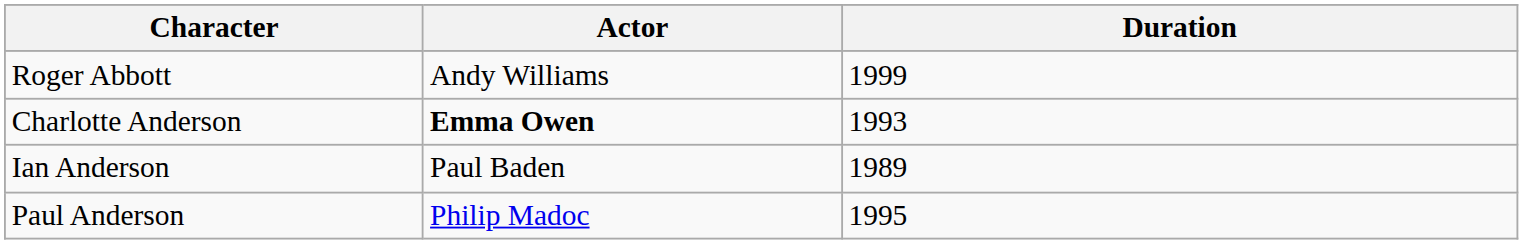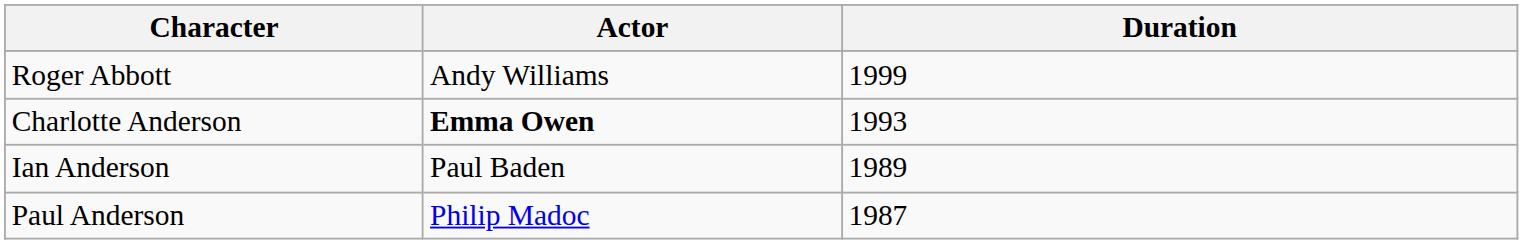(878, 214) 1995 -> (878, 214) 1987
